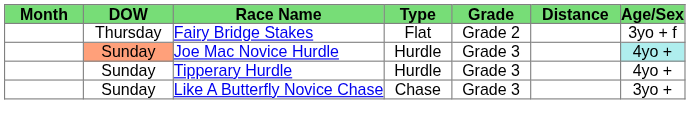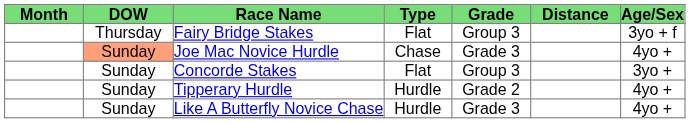(491, 33) Grade 2 -> (491, 33) Group 3
(418, 52) Hurdle -> (418, 52) Chase
(652, 52) paleturquoise background -> (652, 52) no background
+ row: (235, 71)
(491, 71) Grade 3 -> (491, 89) Grade 2
(418, 89) Chase -> (418, 108) Hurdle
(652, 89) 3yo + -> (652, 108) 4yo +
